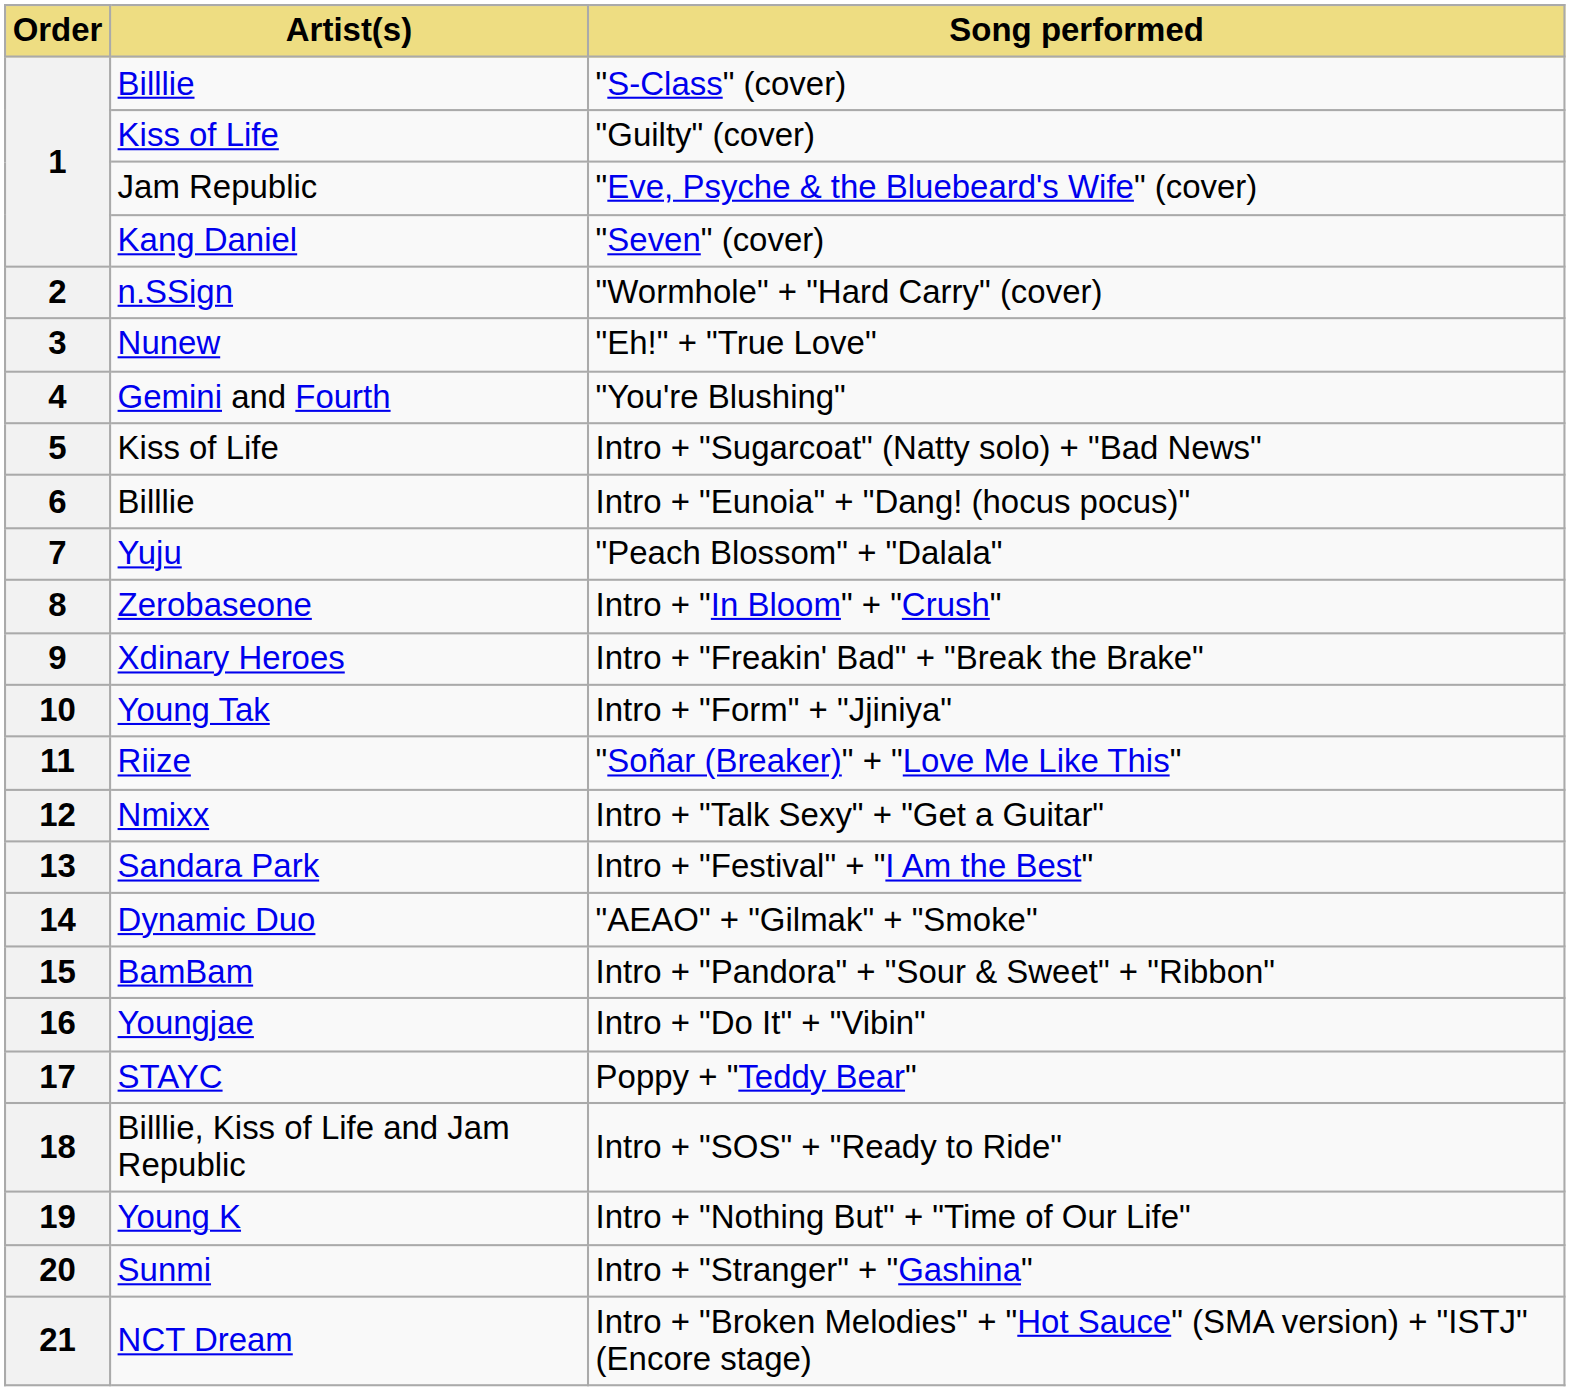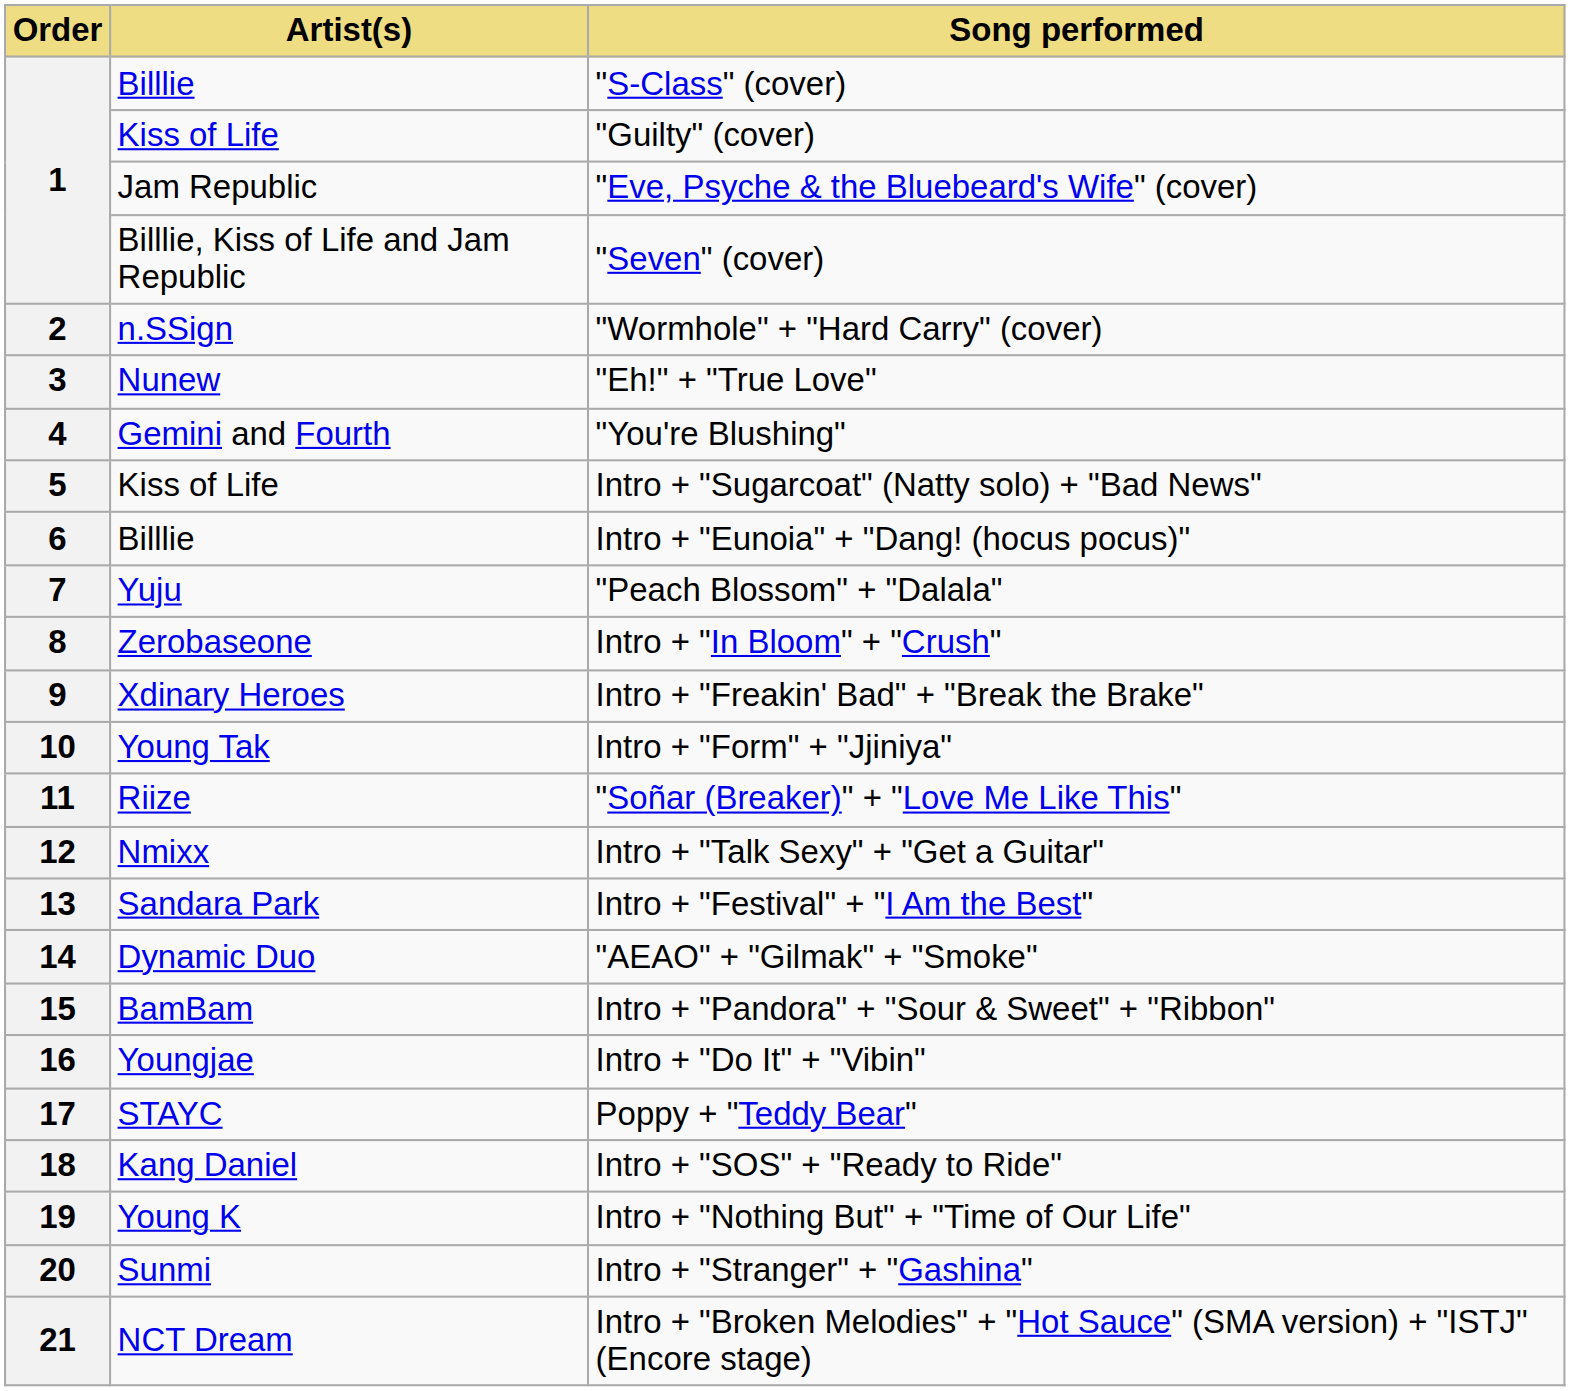(207, 239) Kang Daniel -> (314, 258) Billlie, Kiss of Life and Jam Republic
(314, 1146) Billlie, Kiss of Life and Jam Republic -> (207, 1165) Kang Daniel
